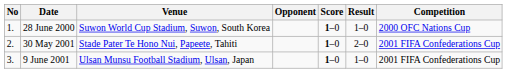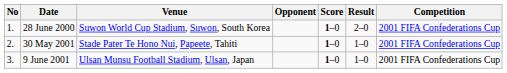(361, 27) 1–0 -> (361, 27) 2–0
(425, 27) 2000 OFC Nations Cup -> (439, 27) 2001 FIFA Confederations Cup
(361, 43) 2–0 -> (361, 43) 1–0
